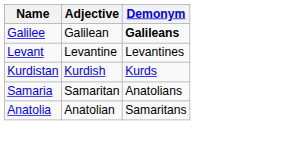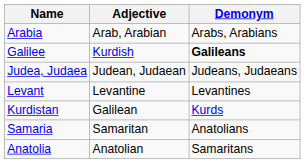+ row: (25, 33)
(86, 33) Galilean -> (113, 52) Kurdish
+ row: (47, 71)
(85, 71) Kurdish -> (115, 110) Galilean
